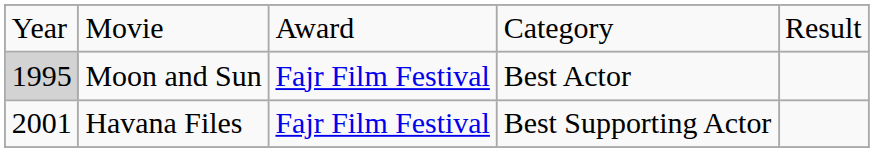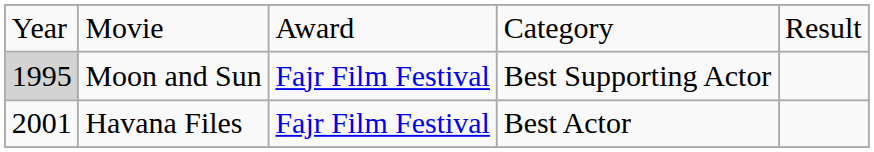(567, 75) Best Actor -> (638, 75) Best Supporting Actor
(638, 123) Best Supporting Actor -> (567, 123) Best Actor
